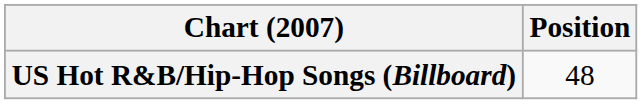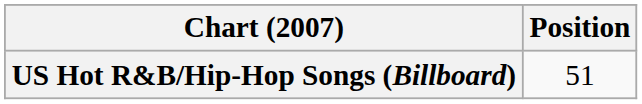(580, 74) 48 -> (580, 74) 51
